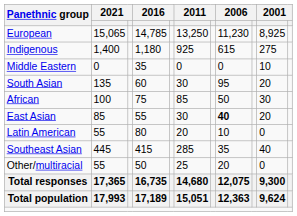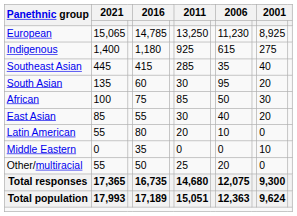rows swapped: (44, 149) <-> (41, 67)
(224, 116) bold -> (224, 116) normal
